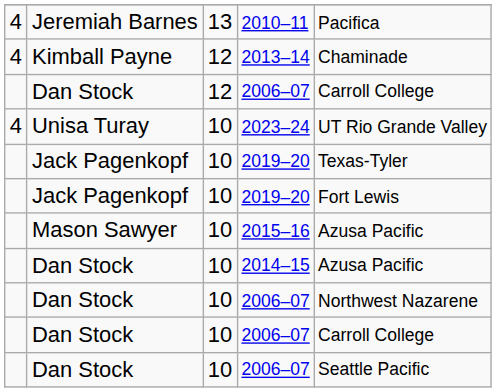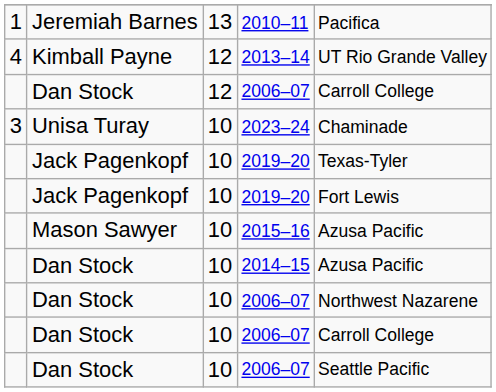(16, 21) 4 -> (16, 21) 1
(363, 57) Chaminade -> (403, 57) UT Rio Grande Valley
(16, 126) 4 -> (16, 126) 3
(403, 126) UT Rio Grande Valley -> (363, 126) Chaminade
